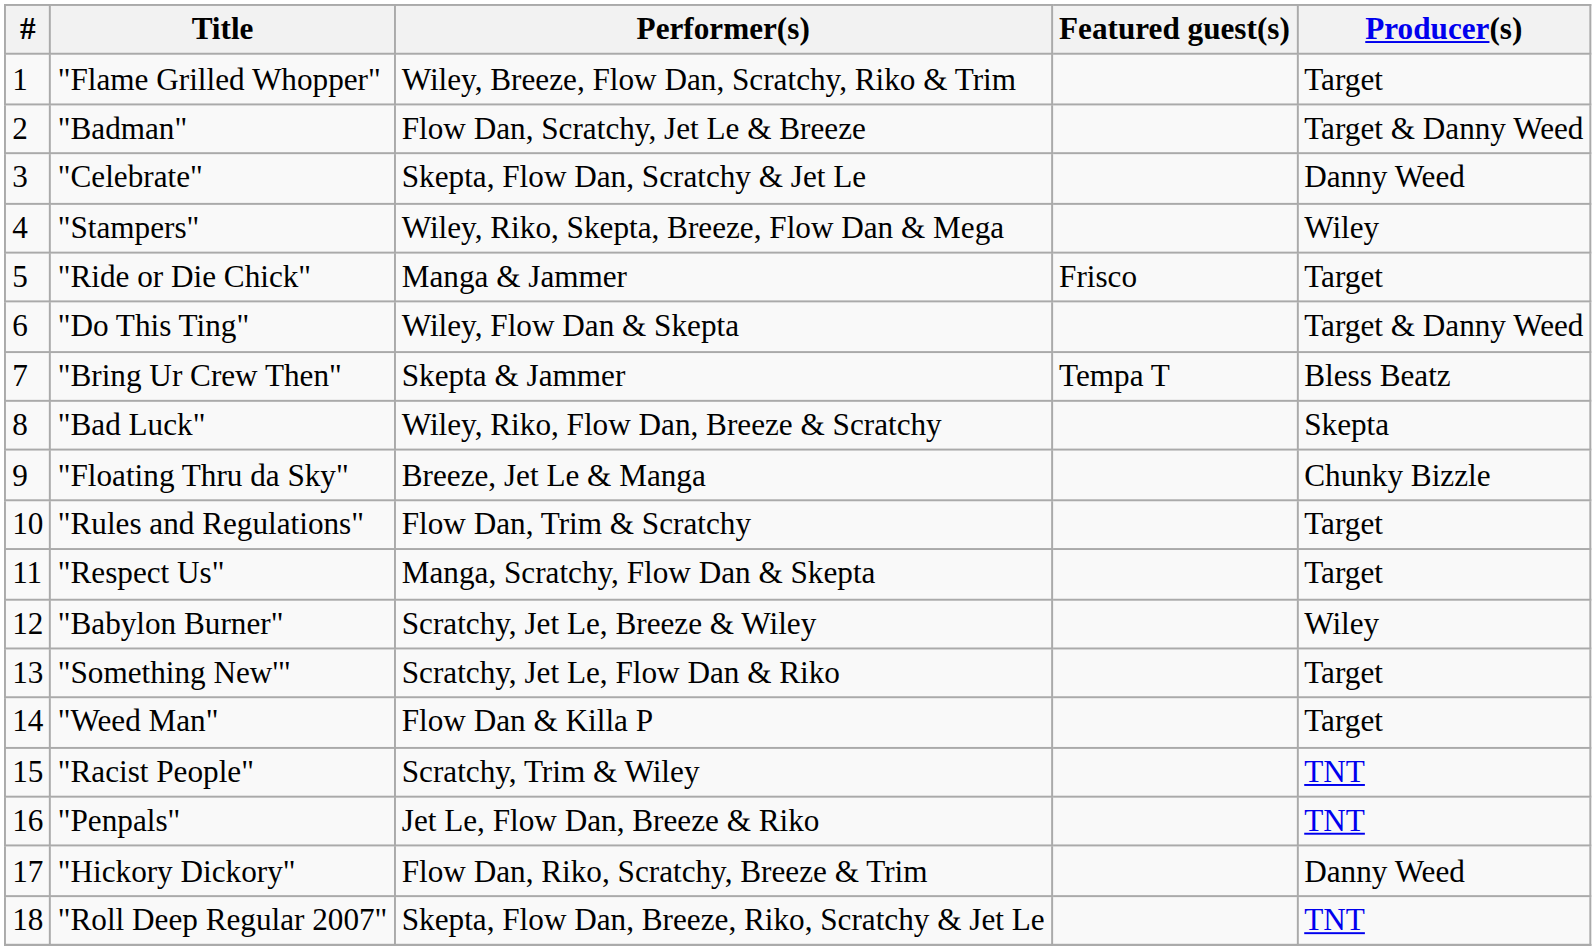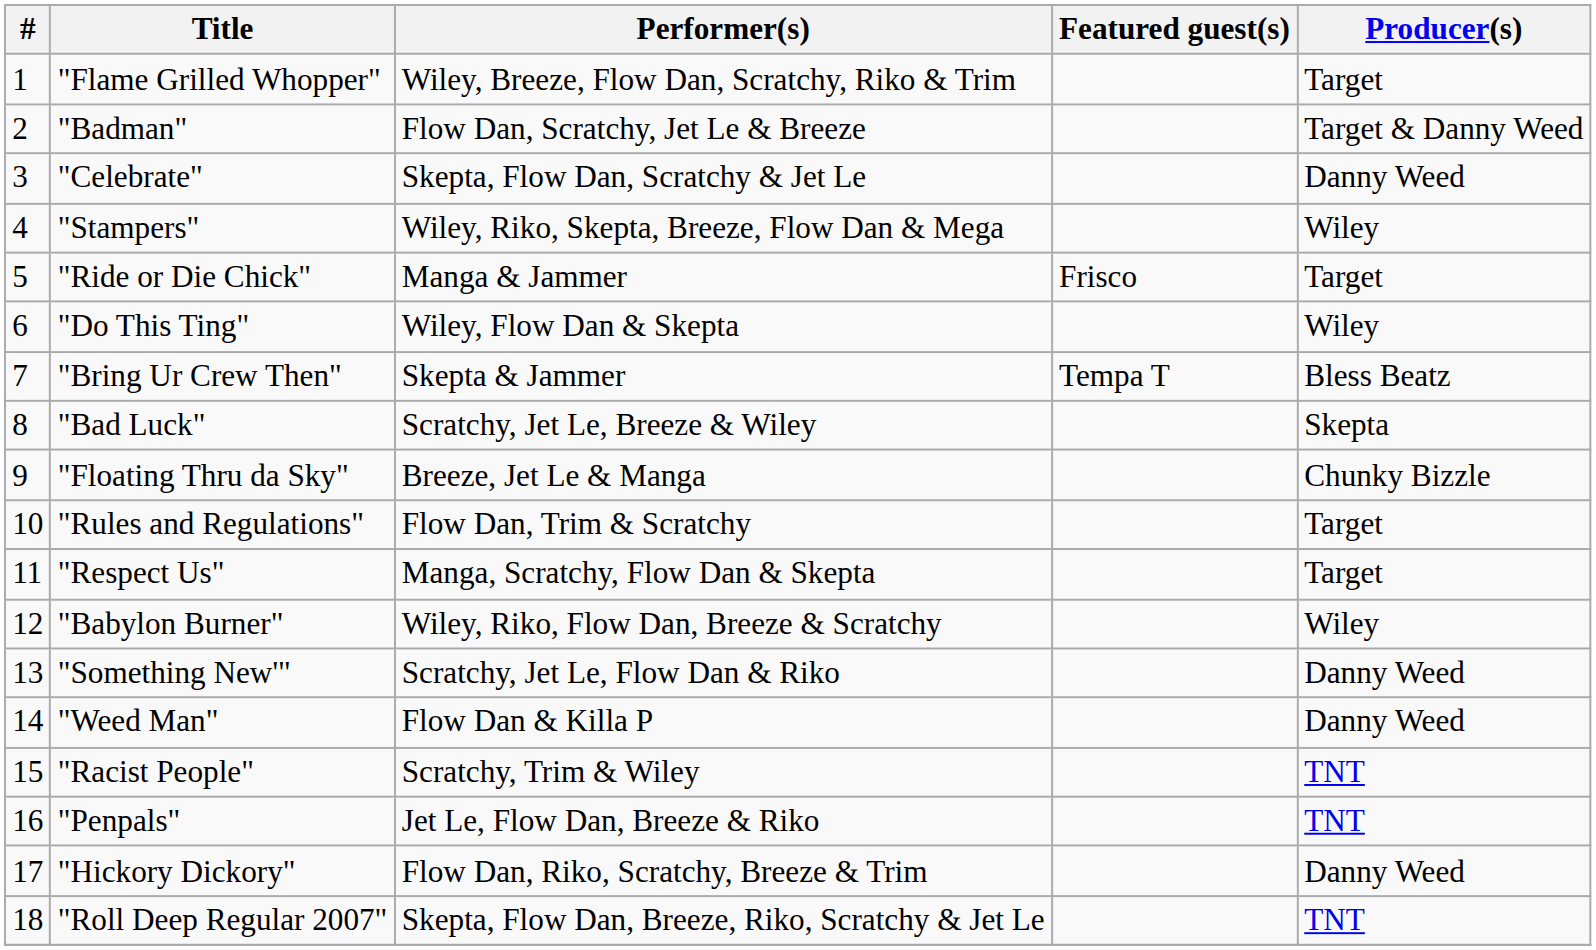(1444, 326) Target & Danny Weed -> (1342, 326) Wiley
(672, 425) Wiley, Riko, Flow Dan, Breeze & Scratchy -> (609, 425) Scratchy, Jet Le, Breeze & Wiley
(609, 623) Scratchy, Jet Le, Breeze & Wiley -> (672, 623) Wiley, Riko, Flow Dan, Breeze & Scratchy
(1344, 672) Target -> (1385, 672) Danny Weed
(1344, 721) Target -> (1385, 721) Danny Weed
